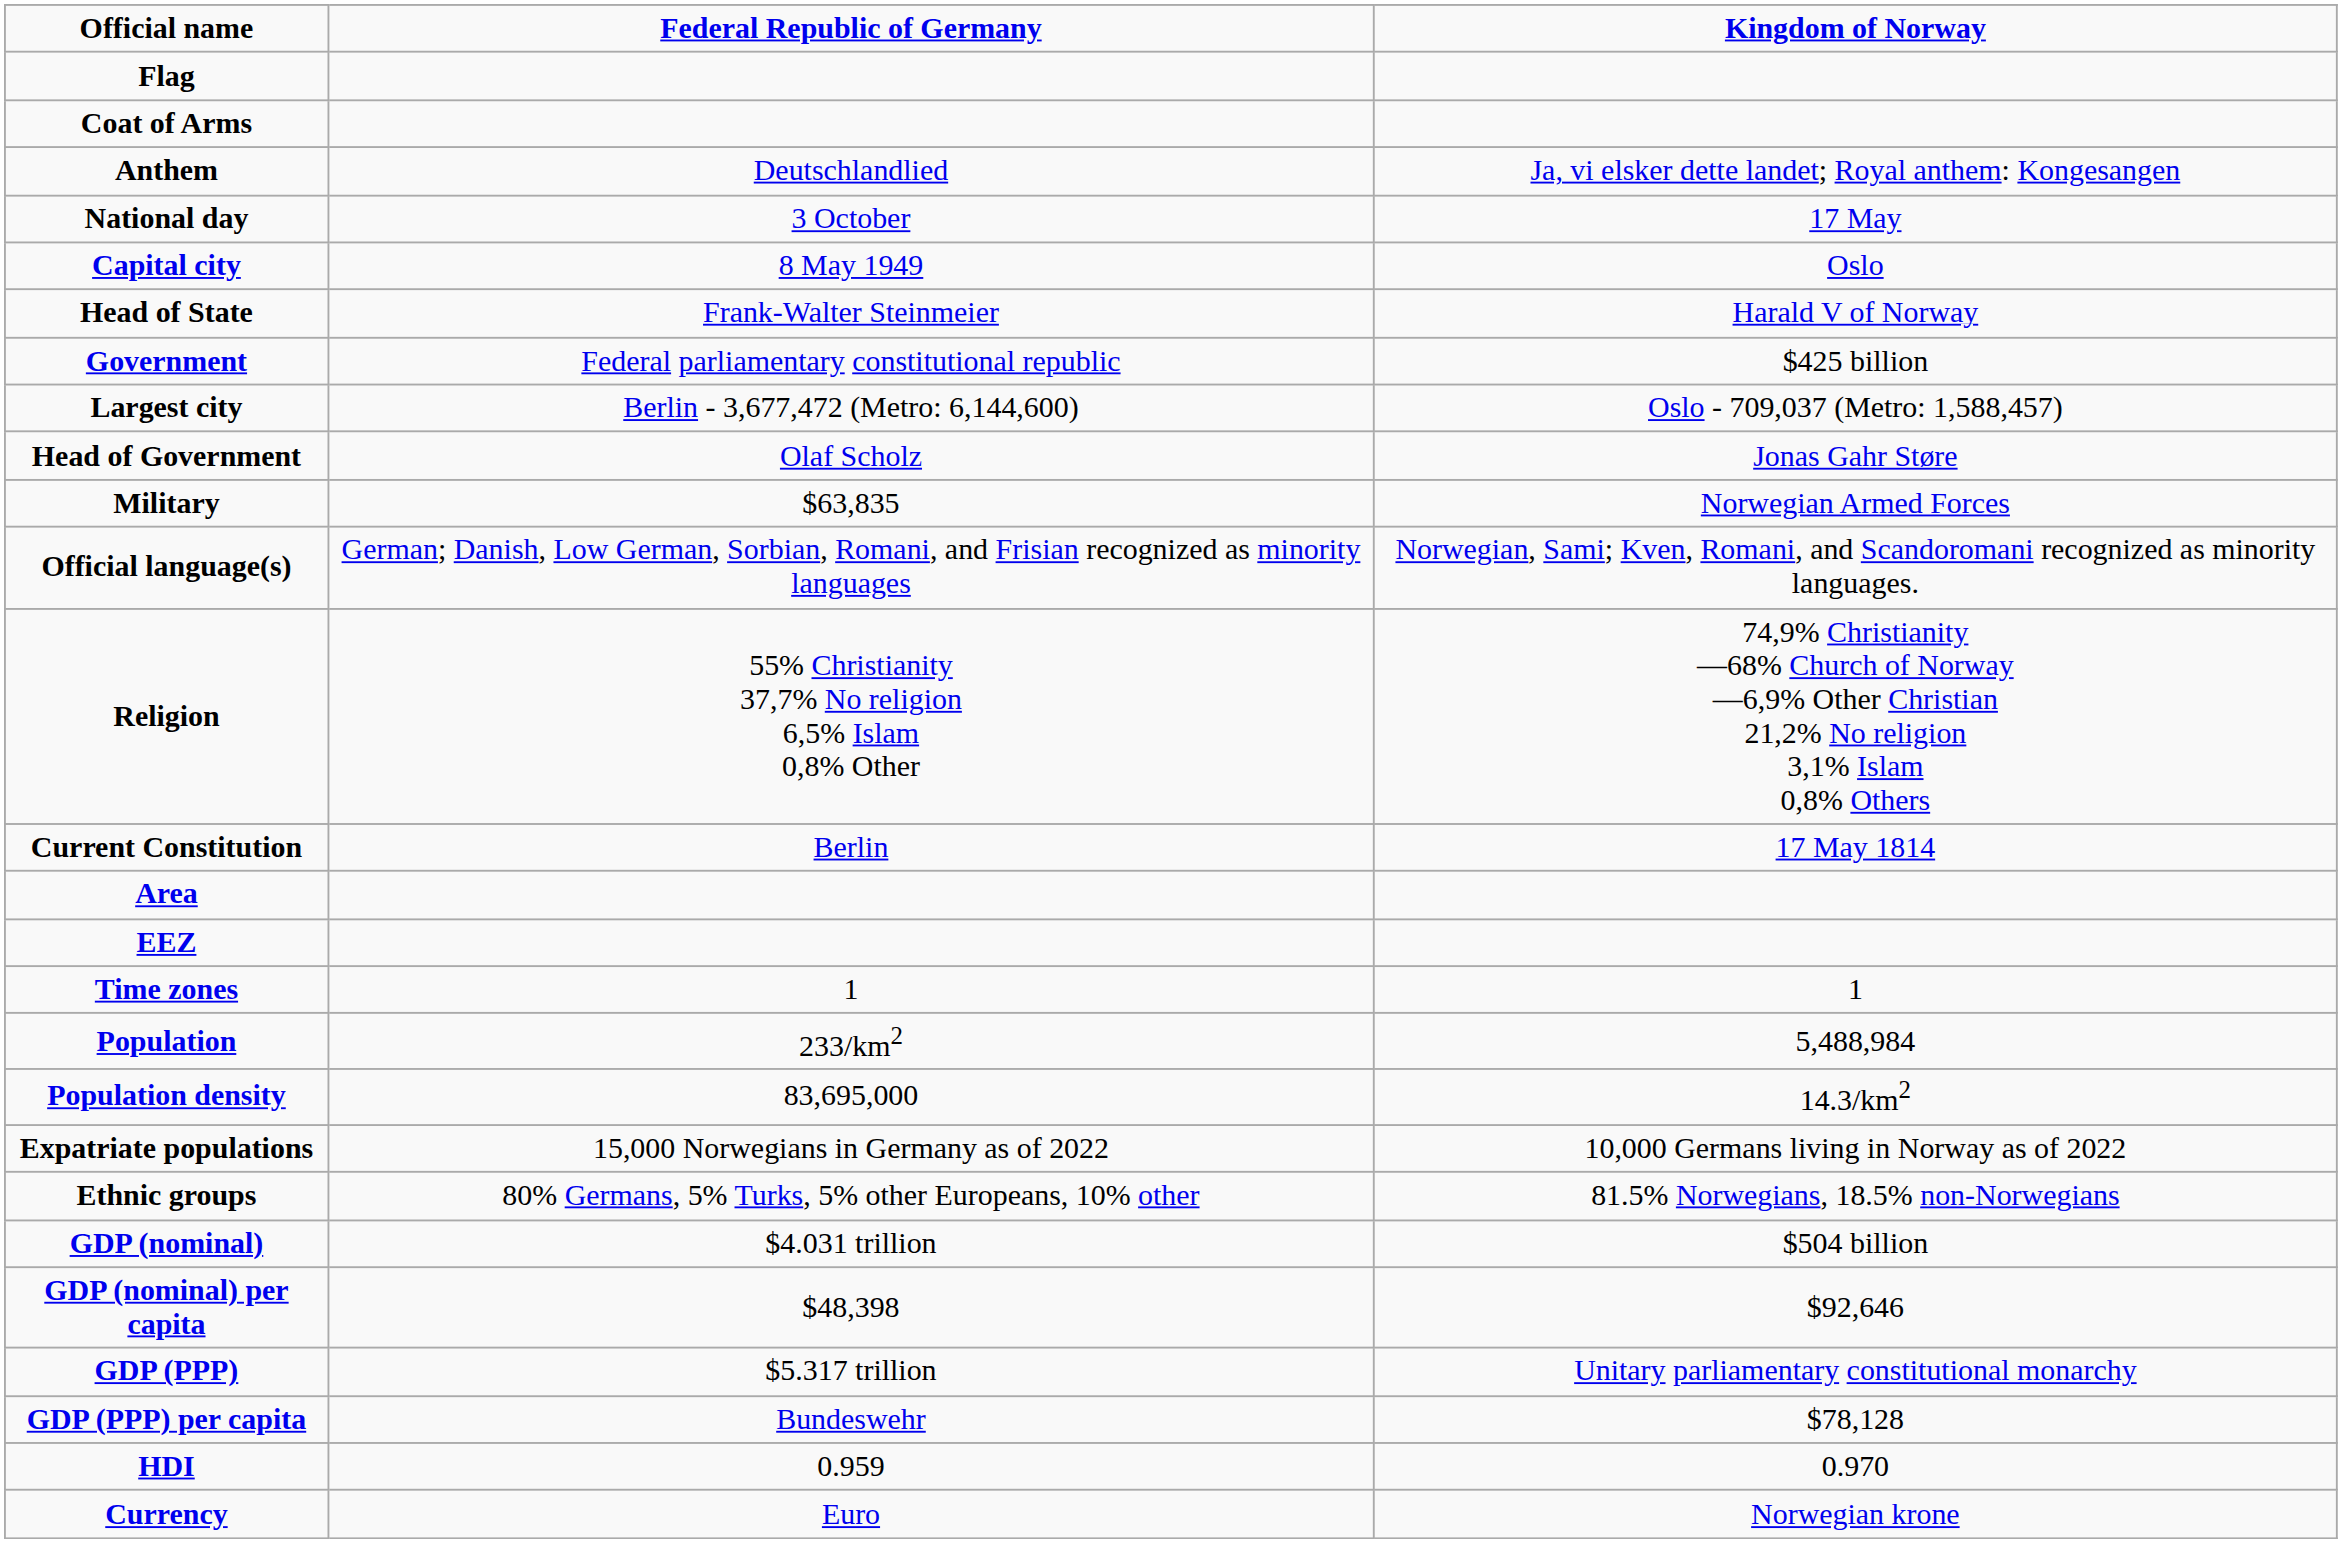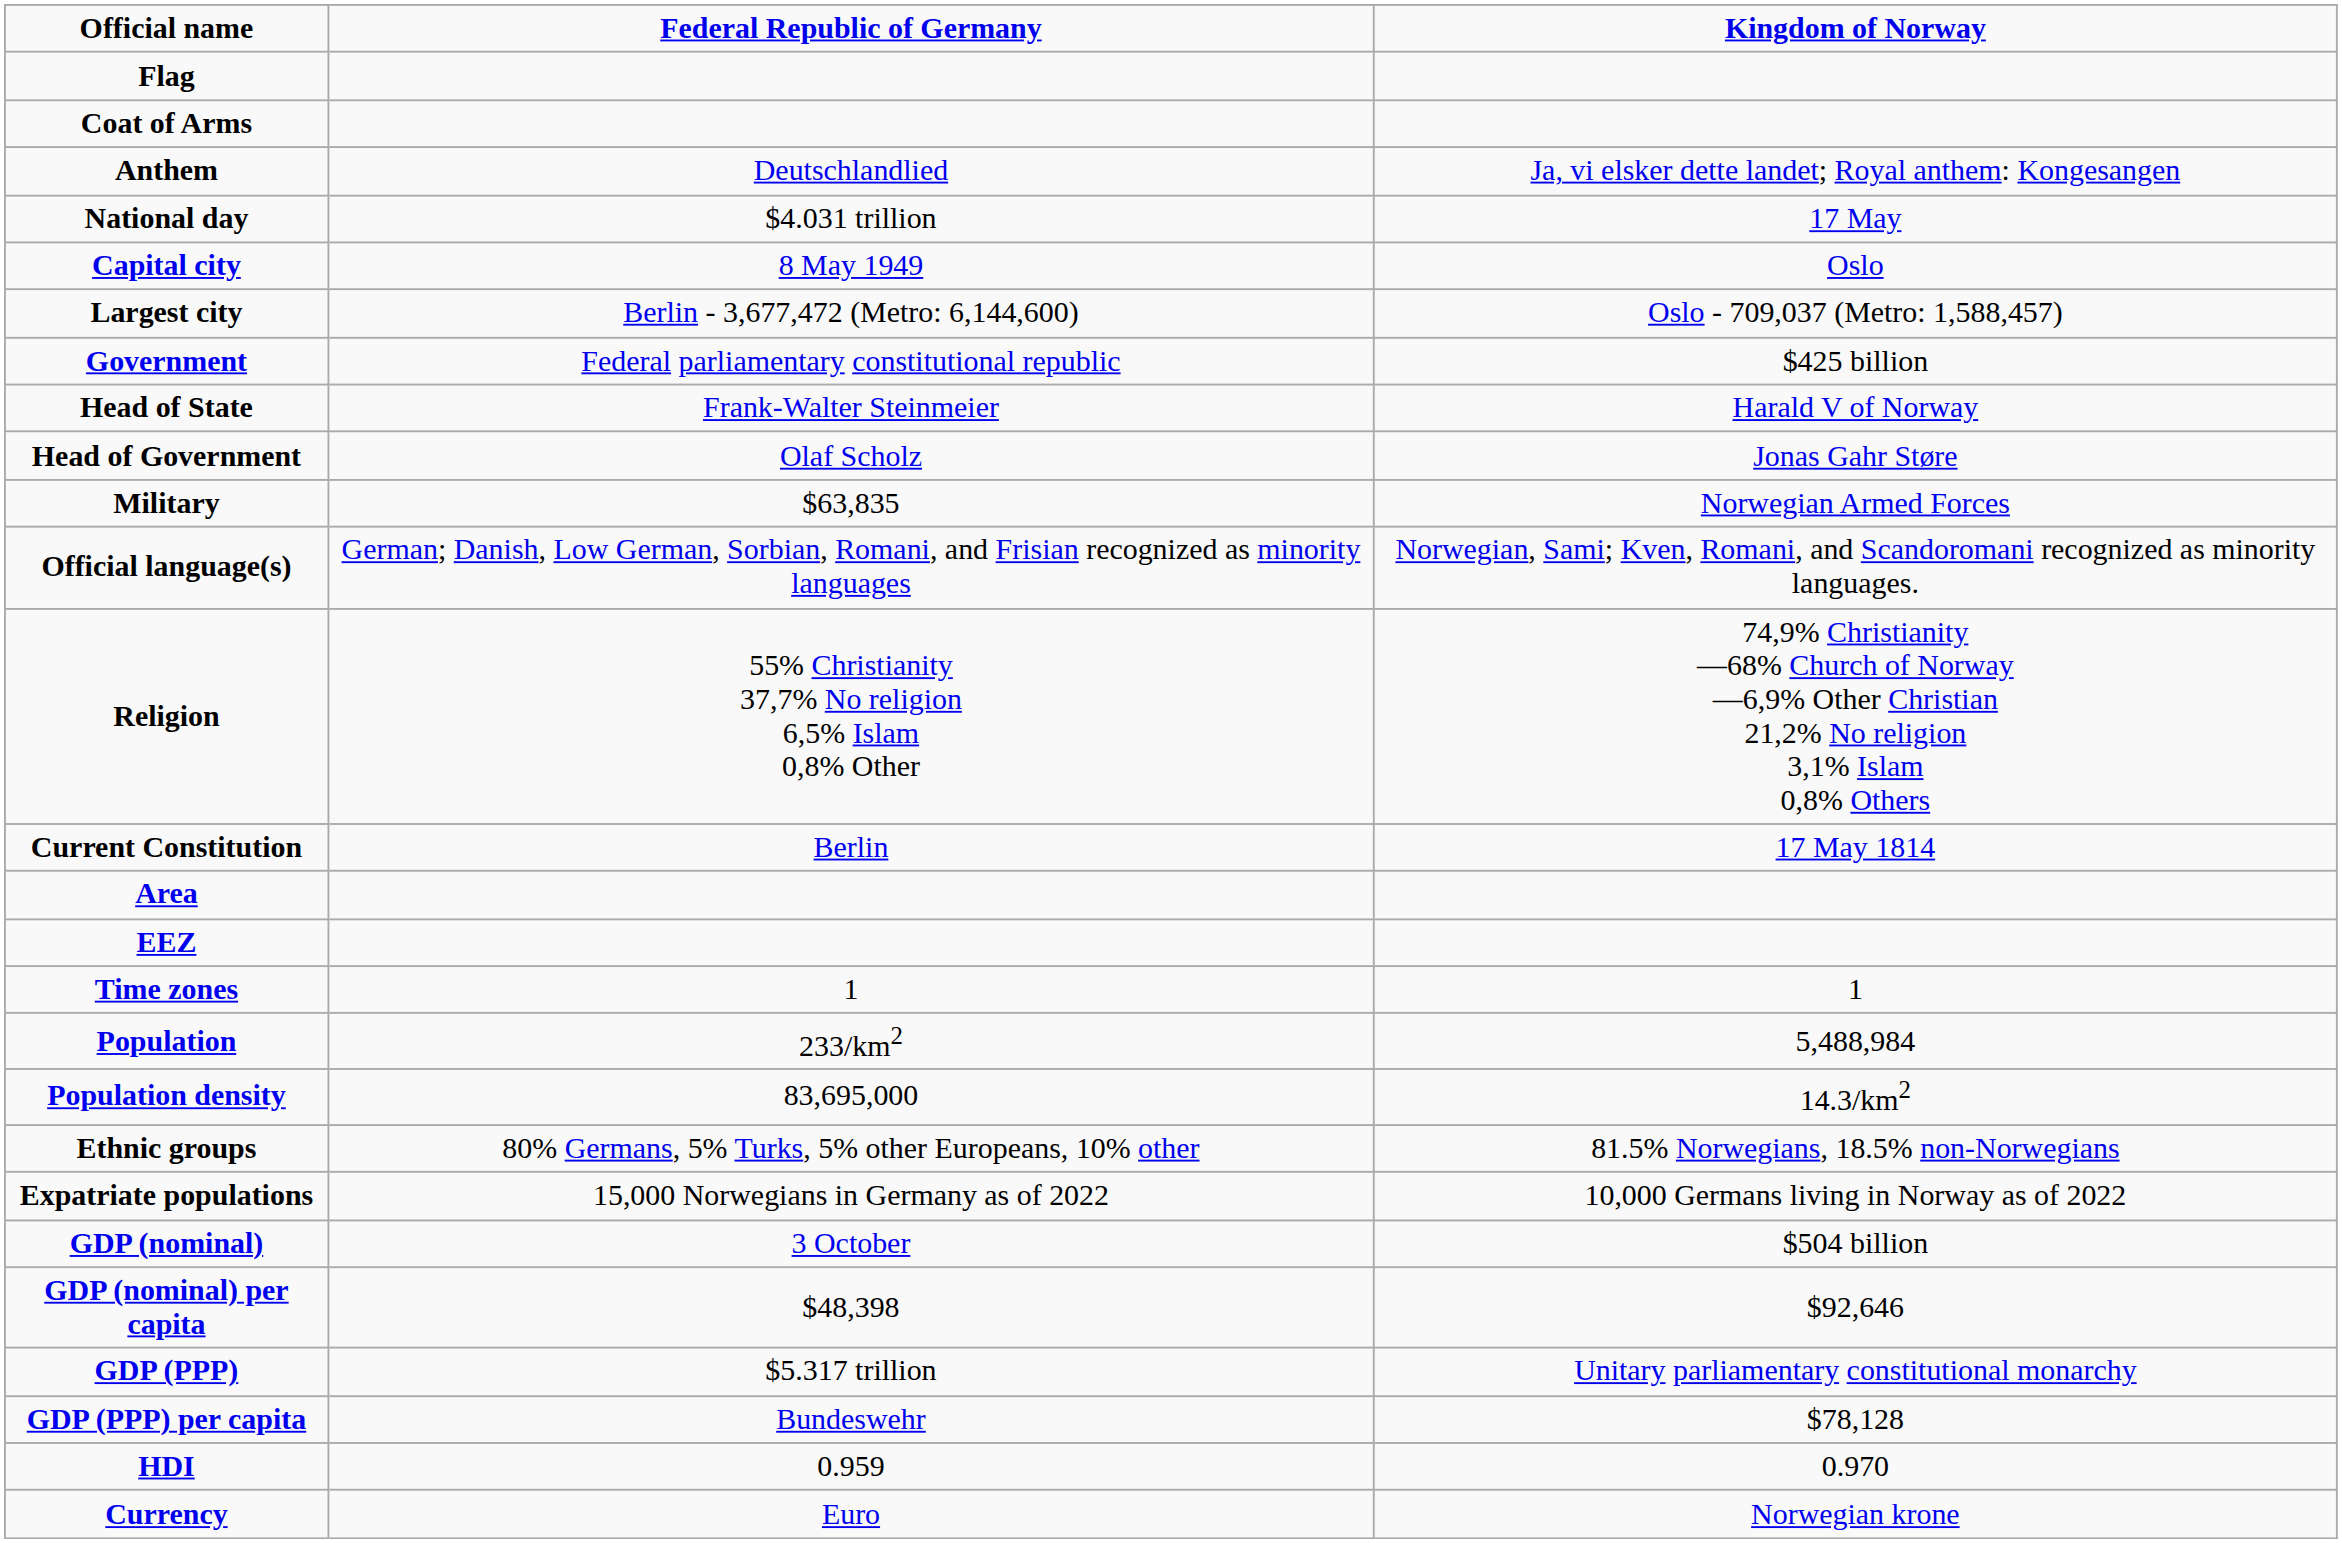(851, 218) 3 October -> (851, 218) $4.031 trillion
rows swapped: (166, 407) <-> (166, 312)
rows swapped: (166, 1147) <-> (166, 1195)
(851, 1242) $4.031 trillion -> (851, 1242) 3 October
